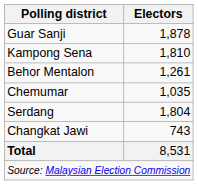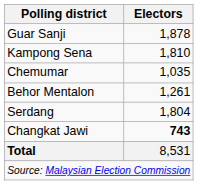rows swapped: (51, 72) <-> (38, 92)
(180, 131) normal -> (180, 131) bold
